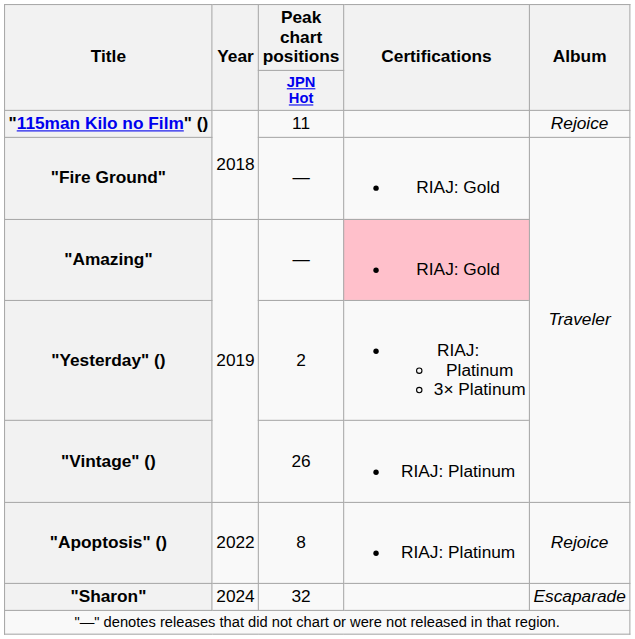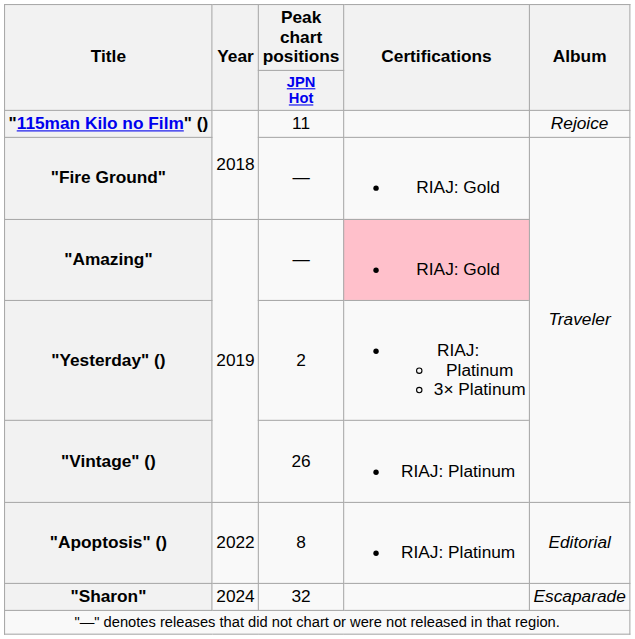(580, 542) Rejoice -> (580, 542) Editorial
